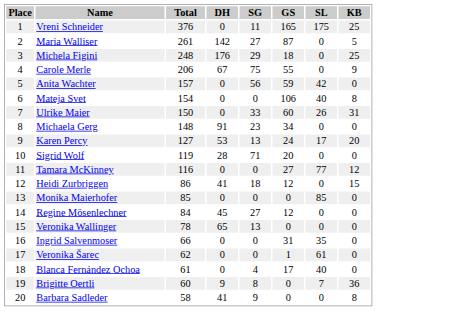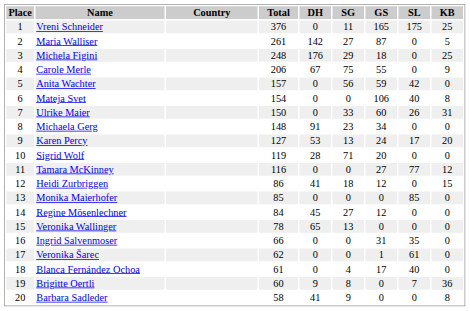+ column: (212, 13)
